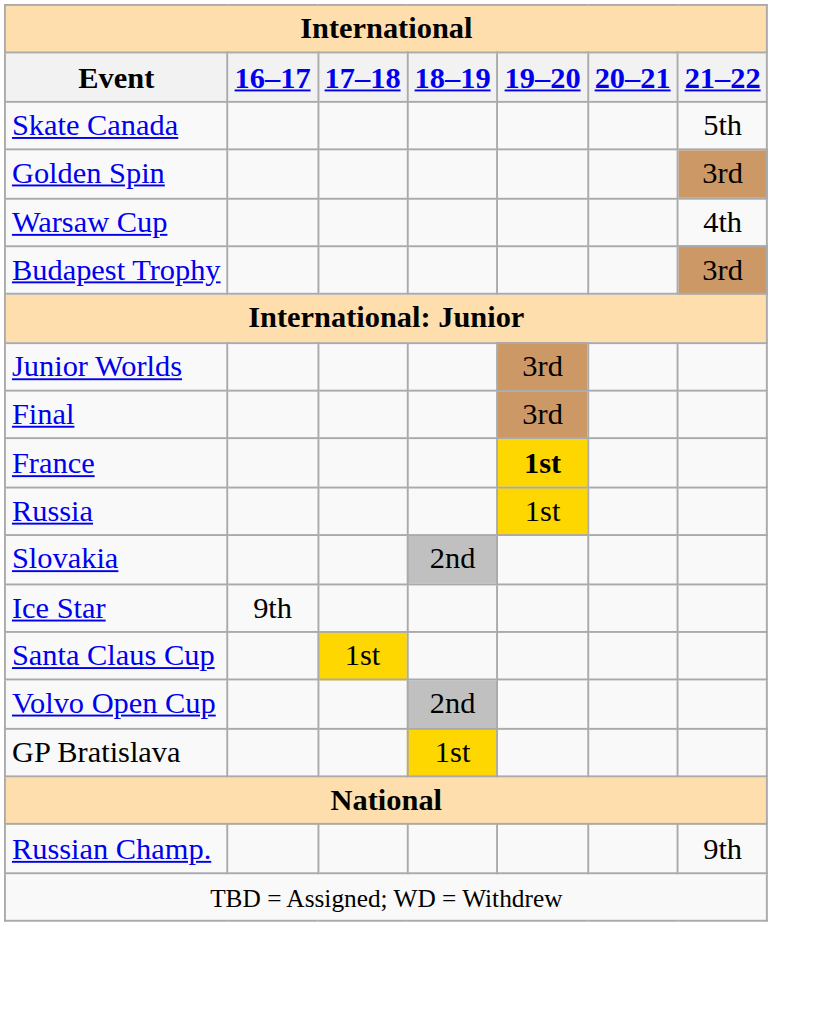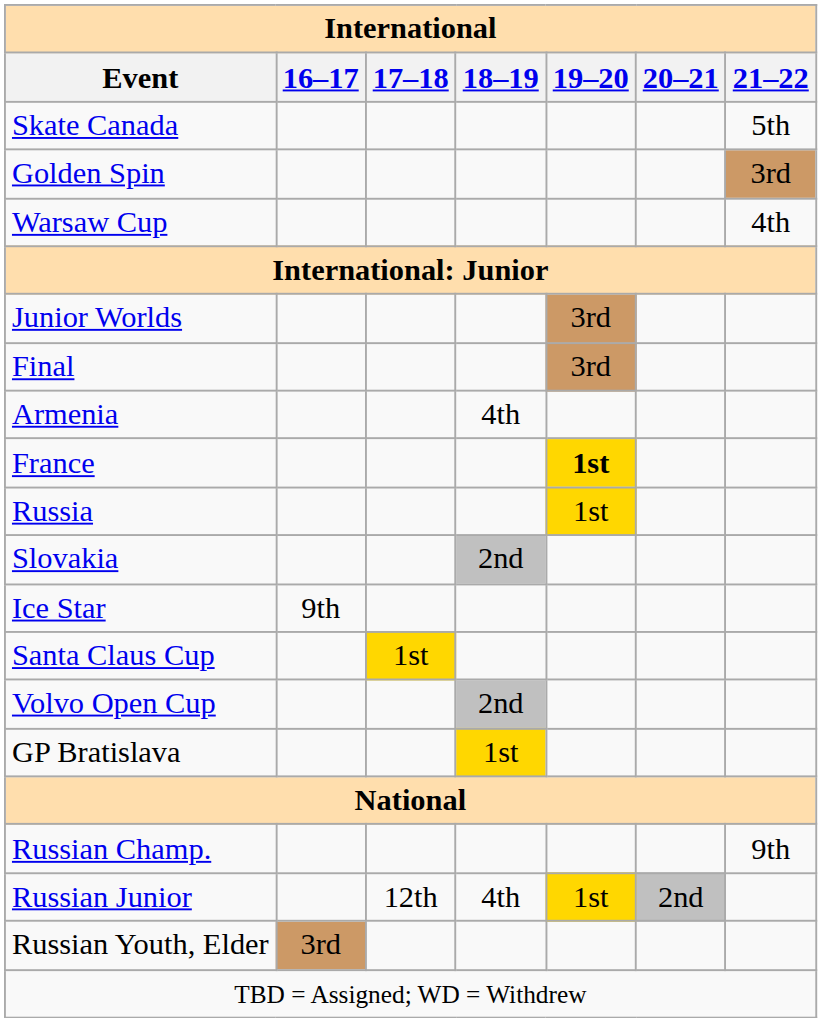- row: (116, 269)
+ row: (65, 414)
+ row: (102, 896)
+ row: (140, 944)
